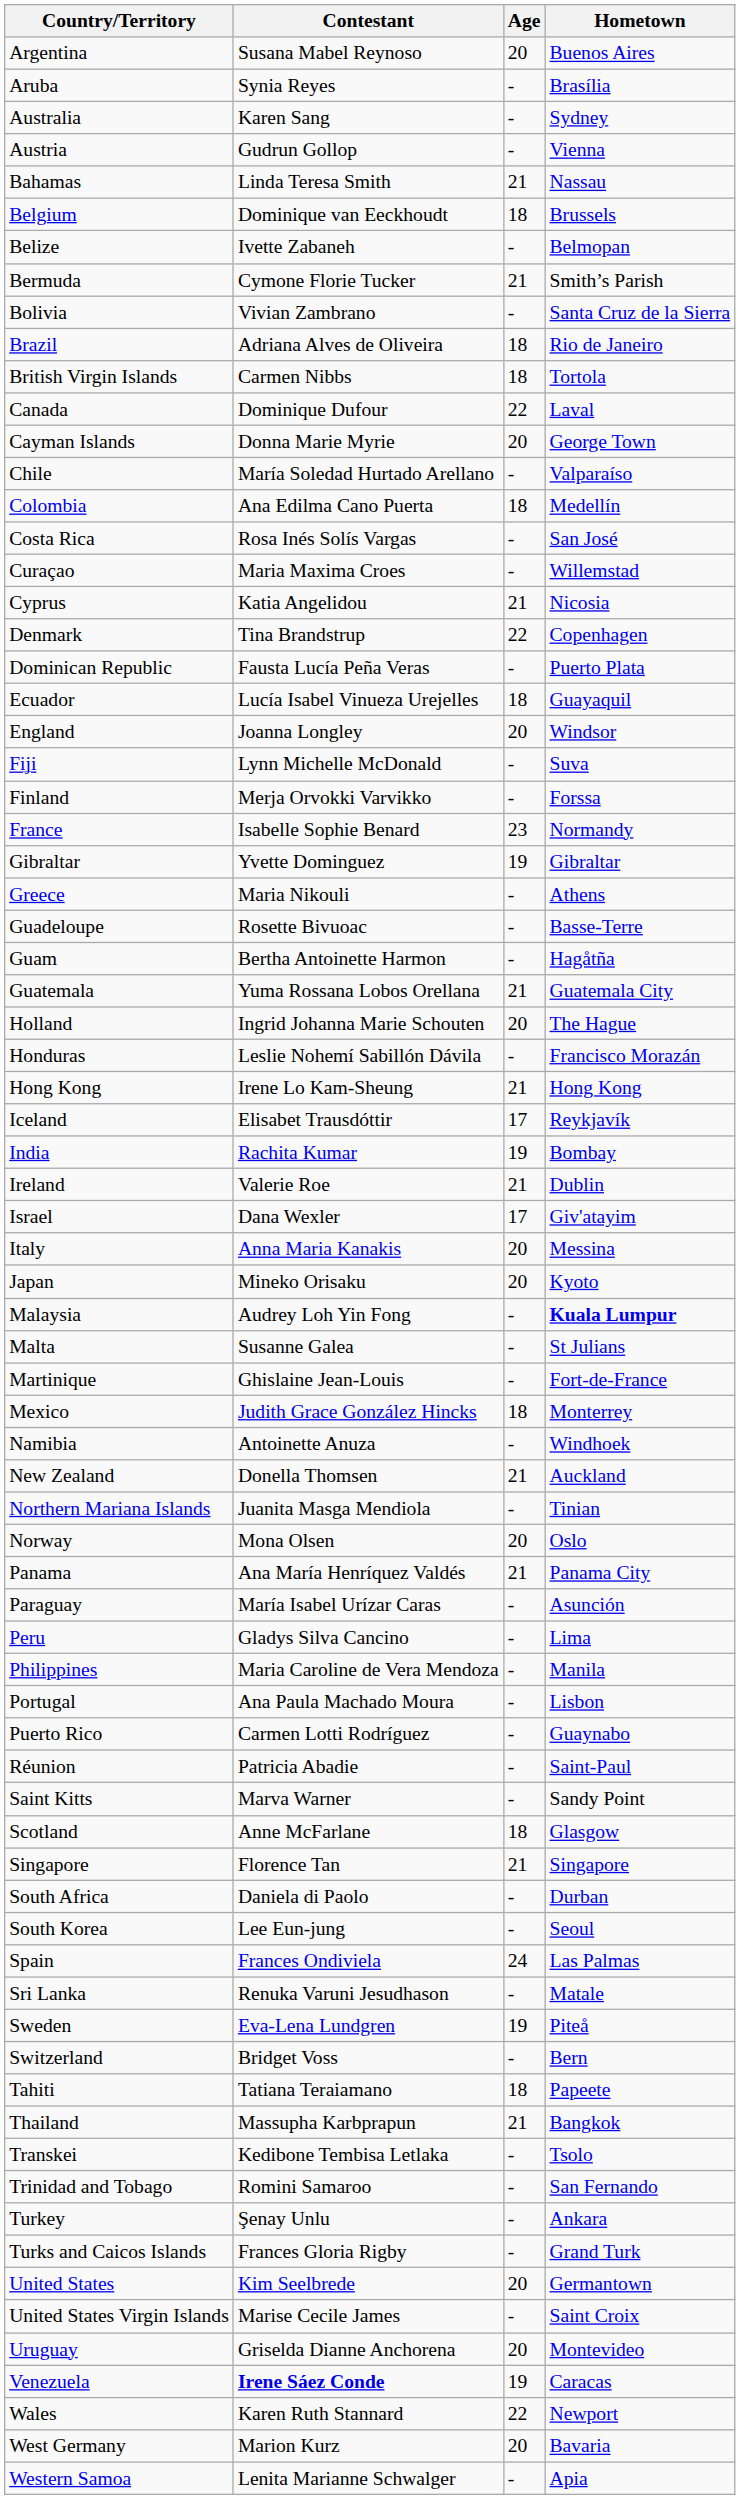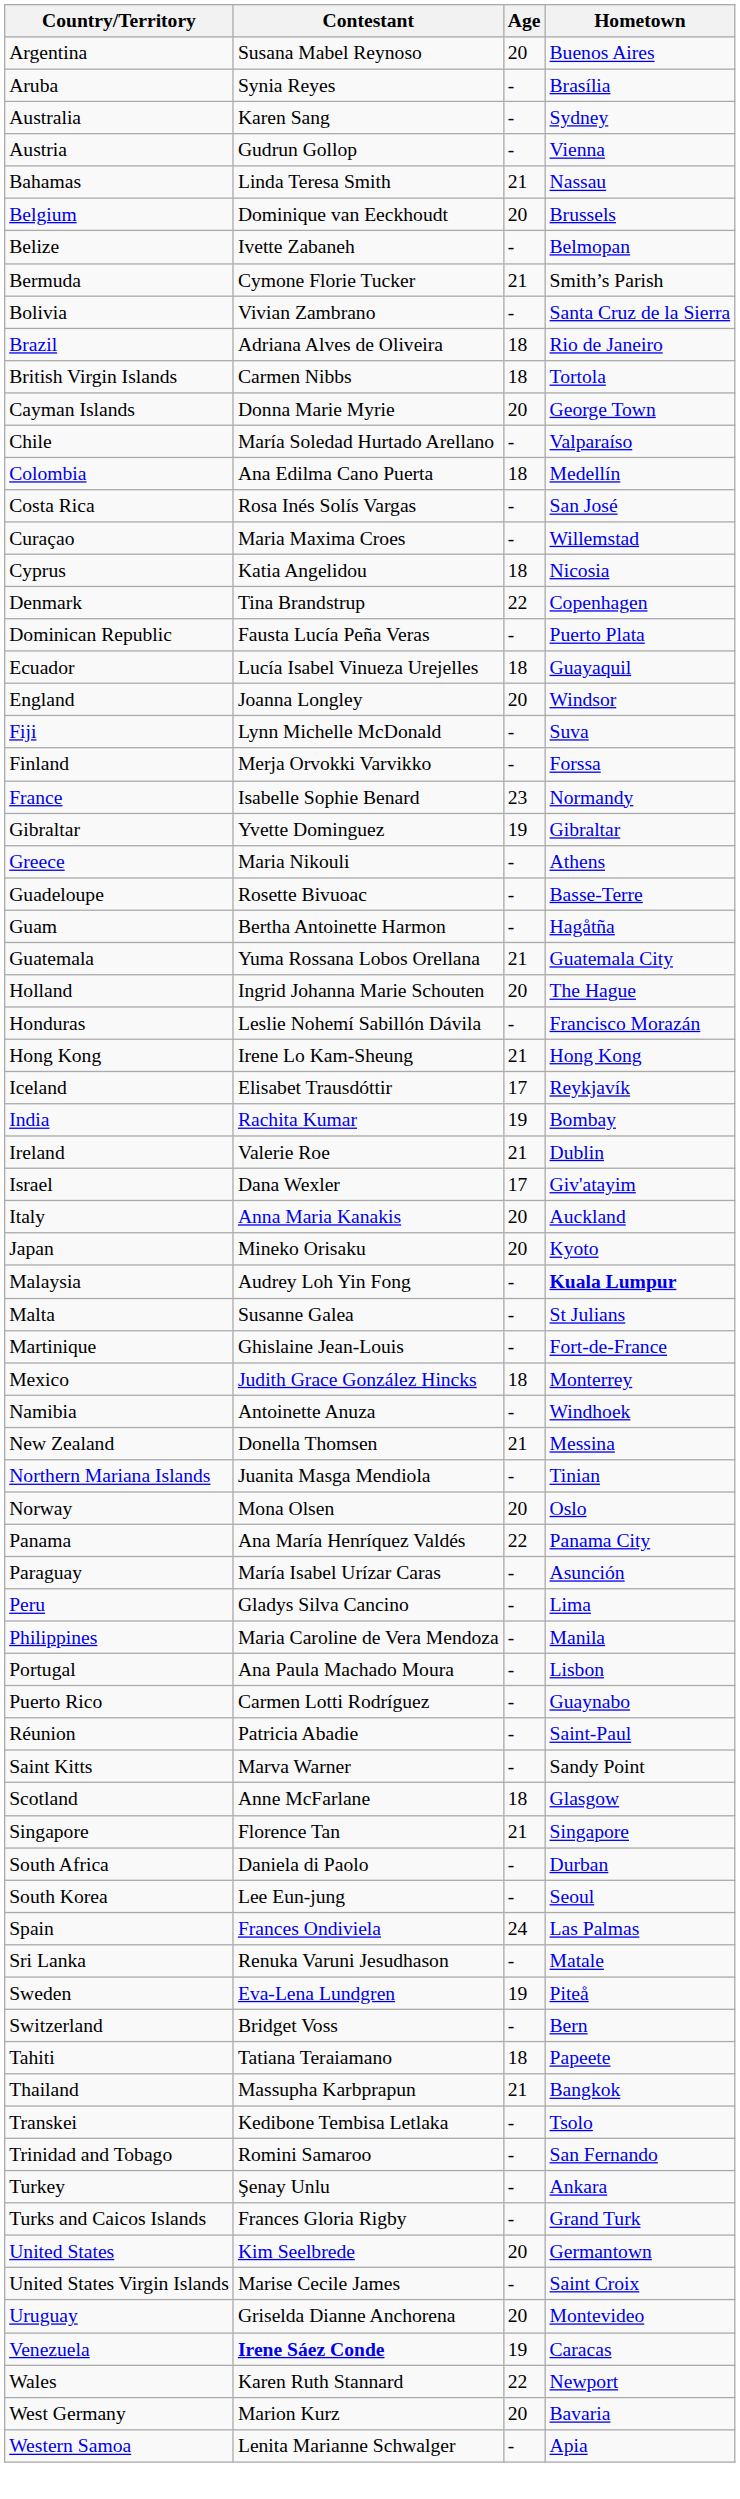(518, 214) 18 -> (518, 214) 20
- row: (39, 408)
(518, 602) 21 -> (518, 570) 18
(582, 1249) Messina -> (588, 1217) Auckland
(588, 1475) Auckland -> (582, 1443) Messina
(518, 1572) 21 -> (518, 1540) 22
